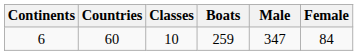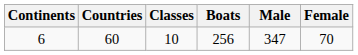(223, 38) 259 -> (223, 38) 256
(326, 38) 84 -> (326, 38) 70
